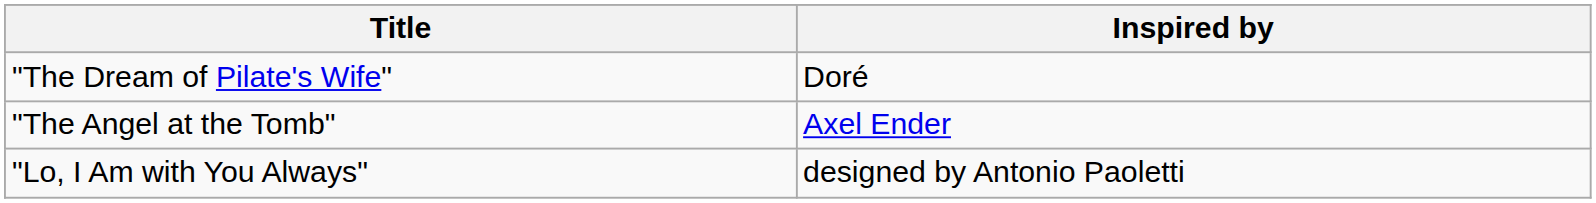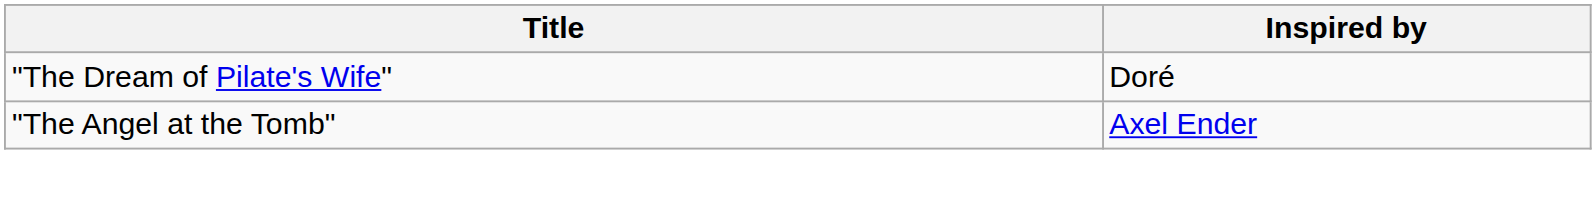- row: (190, 172)
